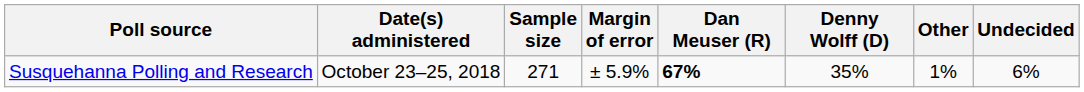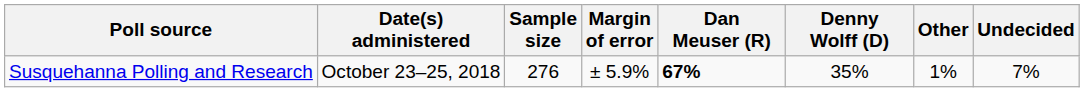(543, 71) 271 -> (543, 71) 276
(1026, 71) 6% -> (1026, 71) 7%
